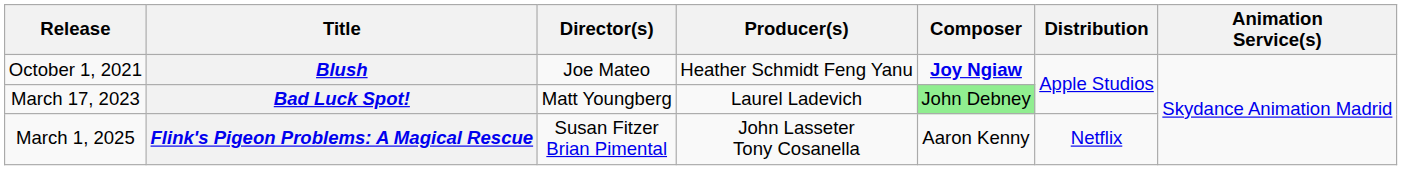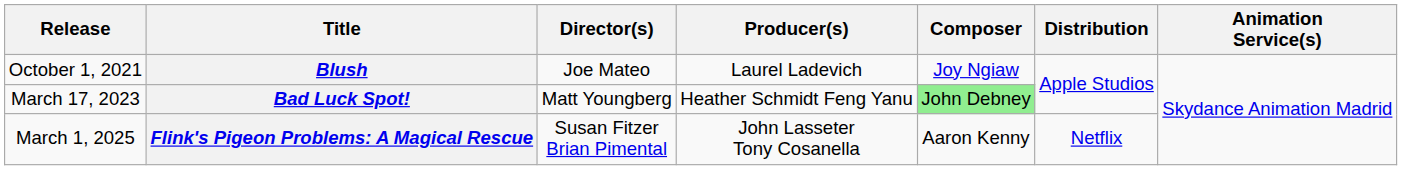(797, 69) Heather Schmidt Feng Yanu -> (796, 69) Laurel Ladevich
(976, 69) bold -> (976, 69) normal
(796, 98) Laurel Ladevich -> (797, 98) Heather Schmidt Feng Yanu
